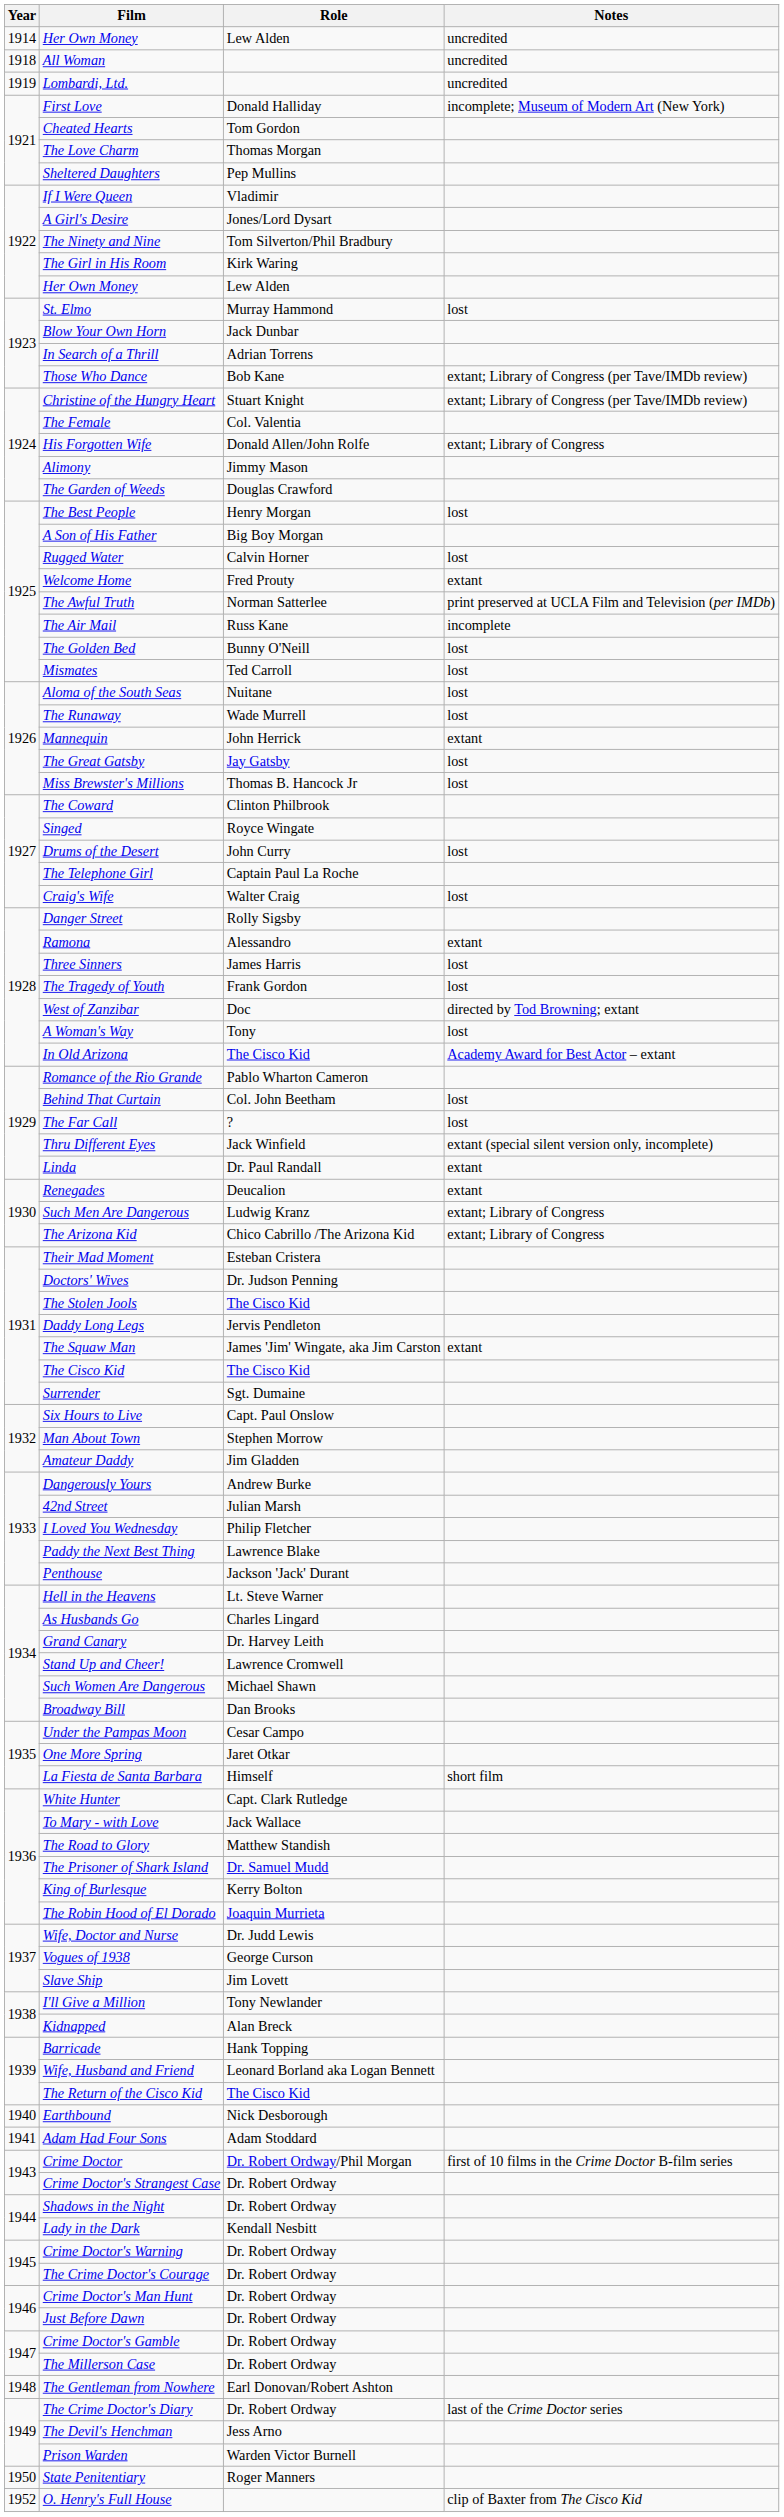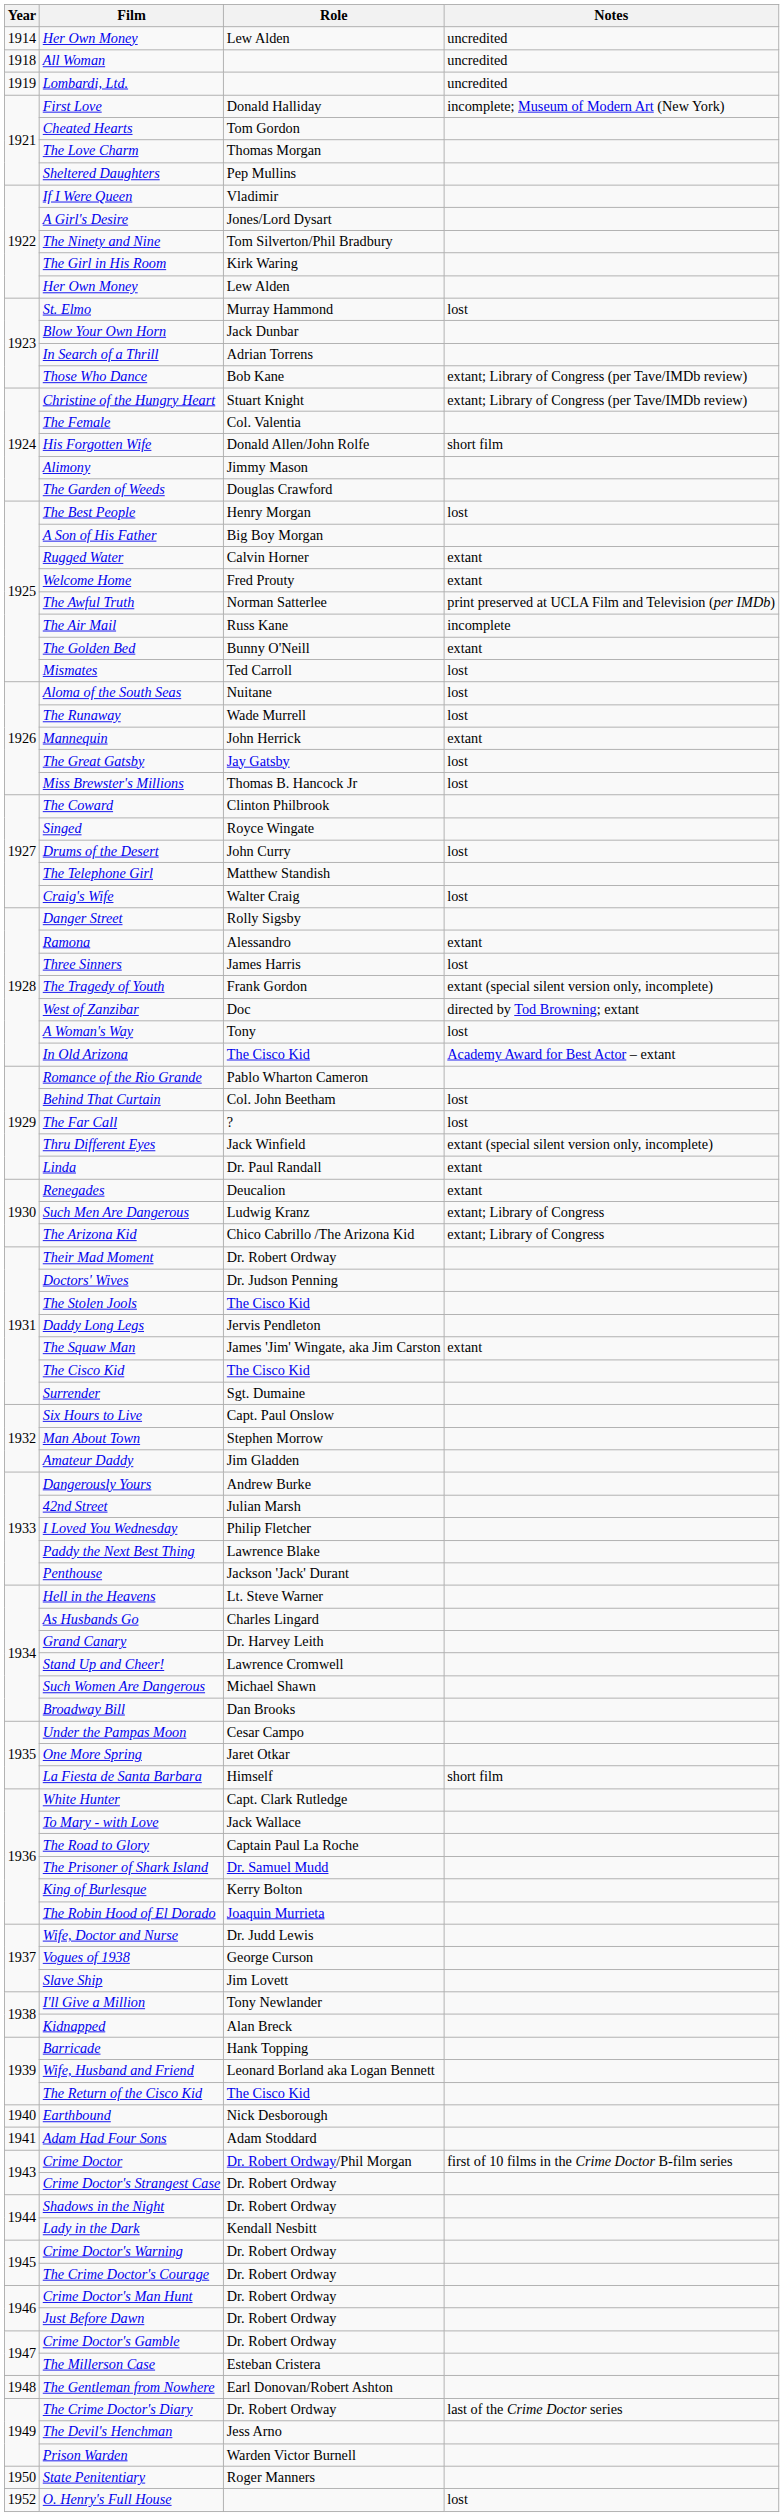(526, 444) extant; Library of Congress -> (475, 444) short film
(458, 557) lost -> (465, 557) extant
(458, 648) lost -> (465, 648) extant
(293, 873) Captain Paul La Roche -> (278, 873) Matthew Standish
(458, 986) lost -> (580, 986) extant (special silent version only, incomplete)
(274, 1257) Esteban Cristera -> (282, 1257) Dr. Robert Ordway
(278, 1845) Matthew Standish -> (293, 1845) Captain Paul La Roche
(282, 2364) Dr. Robert Ordway -> (274, 2364) Esteban Cristera
(545, 2500) clip of Baxter from The Cisco Kid -> (458, 2500) lost
